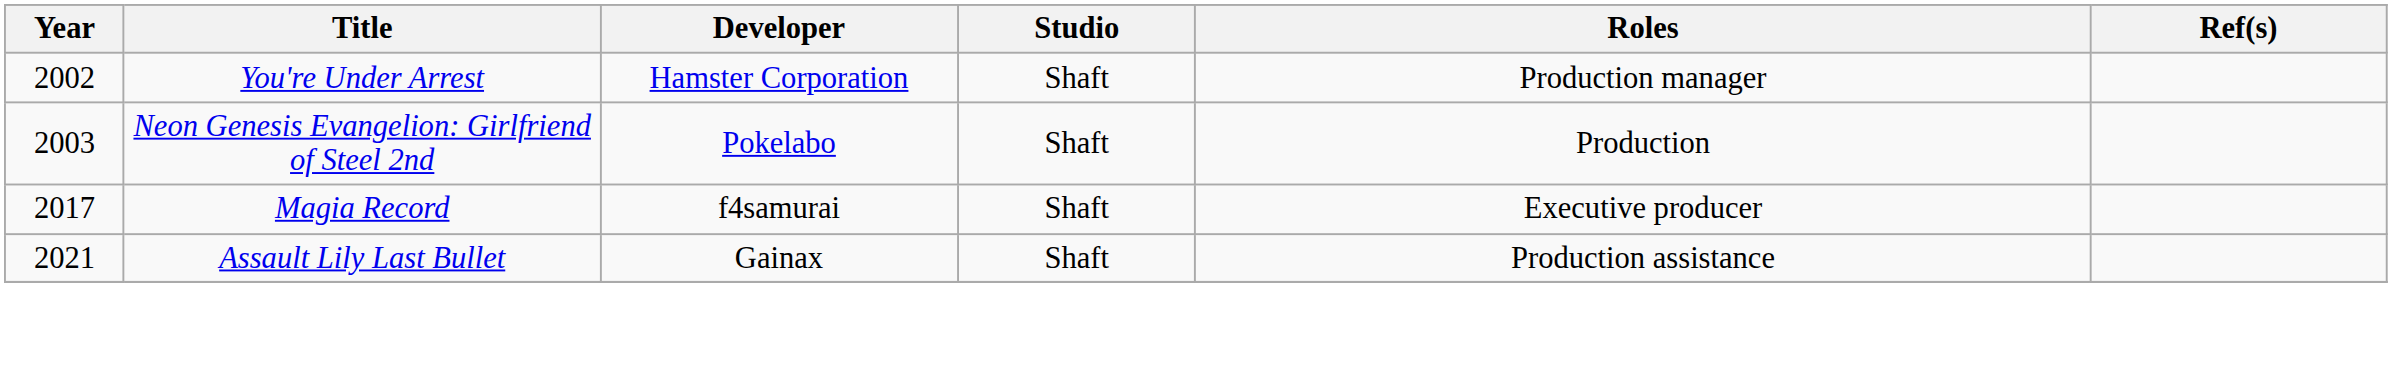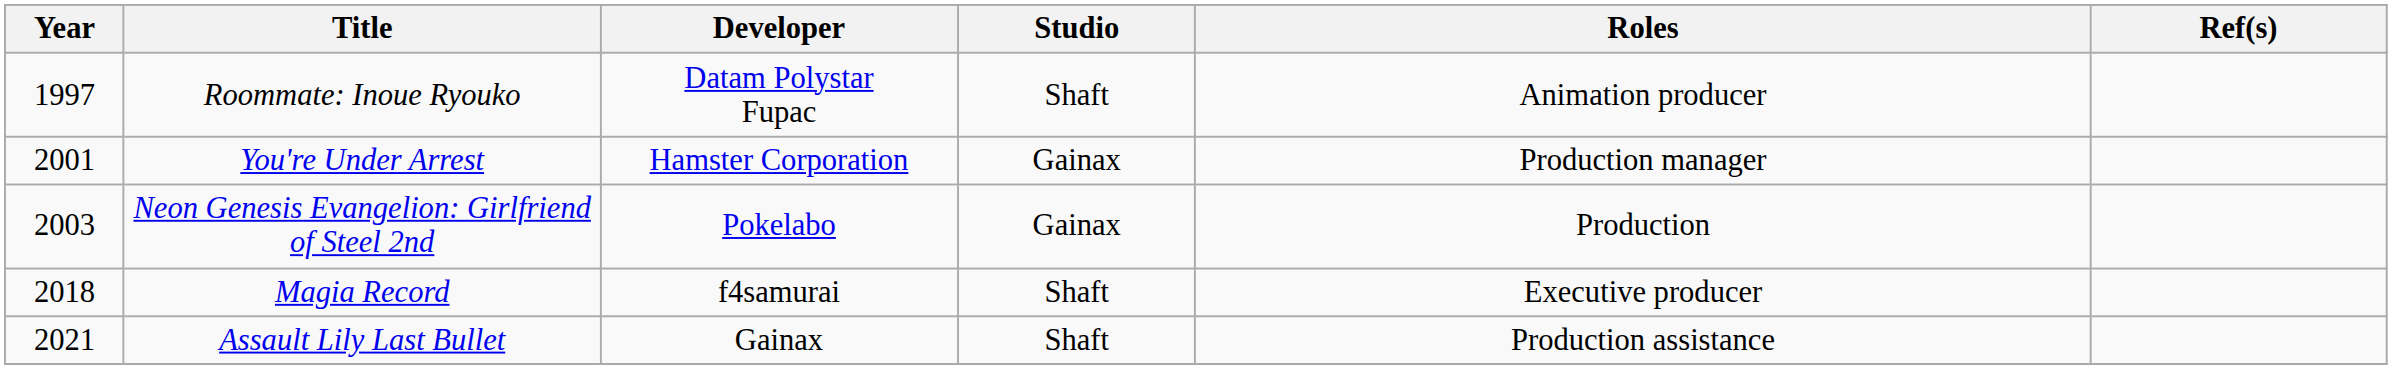+ row: (362, 94)
(64, 77) 2002 -> (64, 160) 2001
(1077, 77) Shaft -> (1077, 160) Gainax
(1077, 142) Shaft -> (1077, 225) Gainax
(64, 208) 2017 -> (64, 291) 2018
